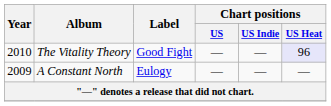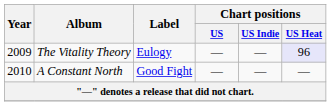(19, 52) 2010 -> (19, 52) 2009
(164, 52) Good Fight -> (154, 52) Eulogy
(19, 71) 2009 -> (19, 71) 2010
(154, 71) Eulogy -> (164, 71) Good Fight
